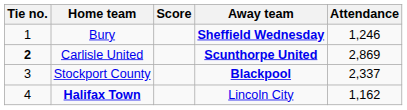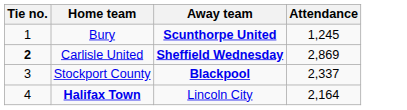- column: (174, 14)
(261, 34) Sheffield Wednesday -> (220, 34) Scunthorpe United
(365, 34) 1,246 -> (324, 34) 1,245
(261, 54) Scunthorpe United -> (220, 54) Sheffield Wednesday
(365, 94) 1,162 -> (324, 94) 2,164
